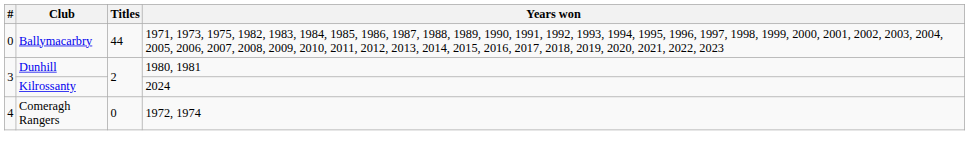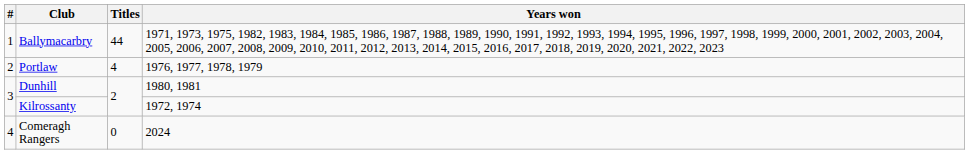(10, 40) 0 -> (10, 40) 1
+ row: (38, 67)
(158, 86) 2024 -> (173, 106) 1972, 1974
(173, 113) 1972, 1974 -> (158, 132) 2024
